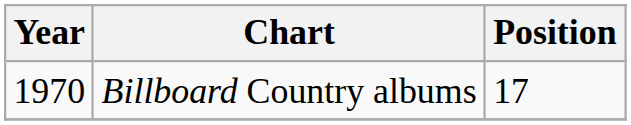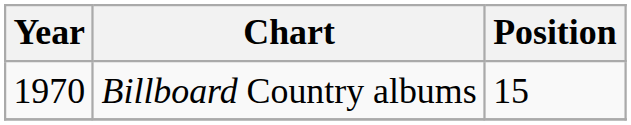(511, 89) 17 -> (511, 89) 15
